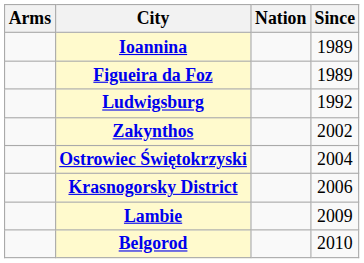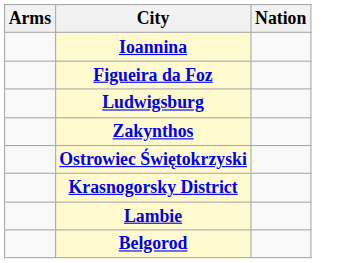- column: (335, 18)
